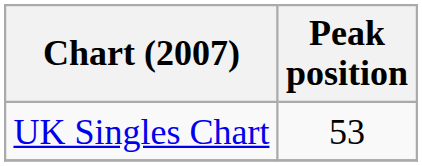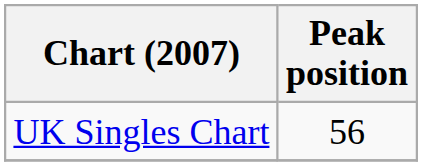(347, 130) 53 -> (347, 130) 56
